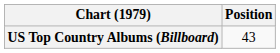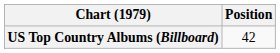(249, 37) 43 -> (249, 37) 42
